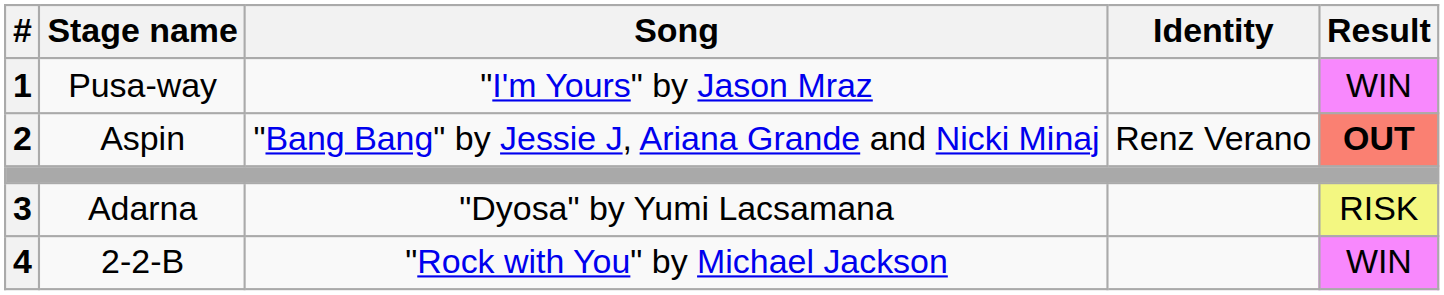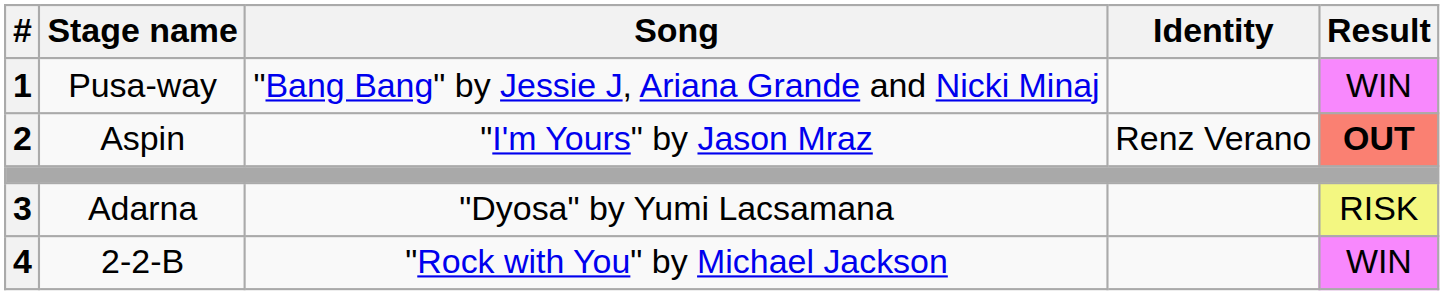(677, 85) "I'm Yours" by Jason Mraz -> (677, 85) "Bang Bang" by Jessie J, Ariana Grande and Nicki Minaj
(677, 138) "Bang Bang" by Jessie J, Ariana Grande and Nicki Minaj -> (677, 138) "I'm Yours" by Jason Mraz
